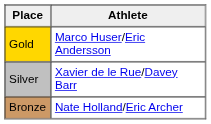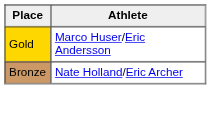- row: (24, 79)
